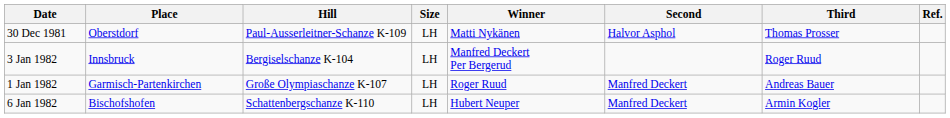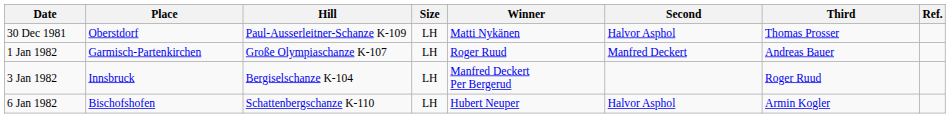rows swapped: (32, 85) <-> (32, 59)
(647, 104) Manfred Deckert -> (642, 104) Halvor Asphol
